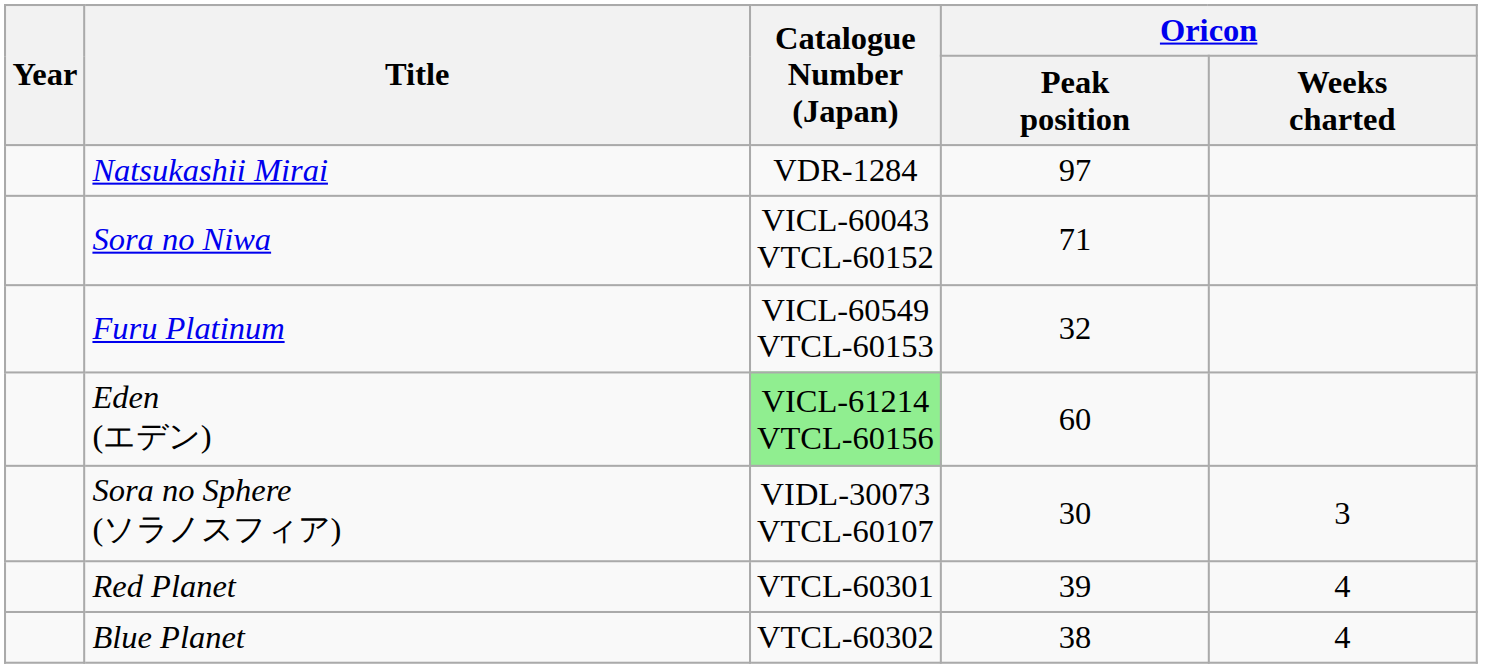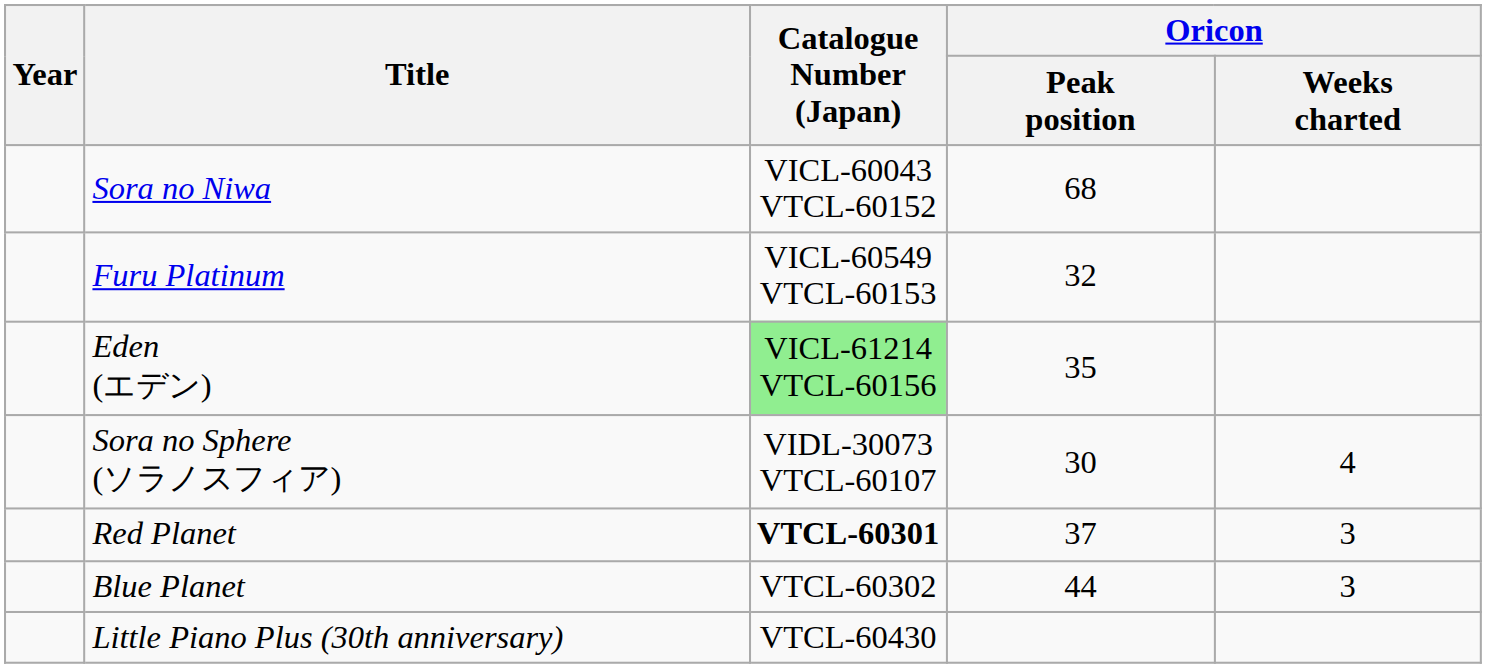- row: (210, 169)
(1075, 239) 71 -> (1080, 188) 68
(1075, 418) 60 -> (1080, 367) 35
(1342, 512) 3 -> (1348, 461) 4
(845, 585) normal -> (848, 534) bold
(1075, 585) 39 -> (1080, 534) 37
(1342, 585) 4 -> (1348, 534) 3
(1075, 637) 38 -> (1080, 585) 44
(1342, 637) 4 -> (1348, 585) 3
+ row: (328, 637)
